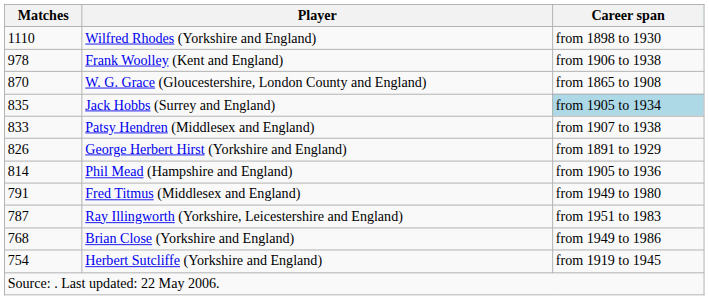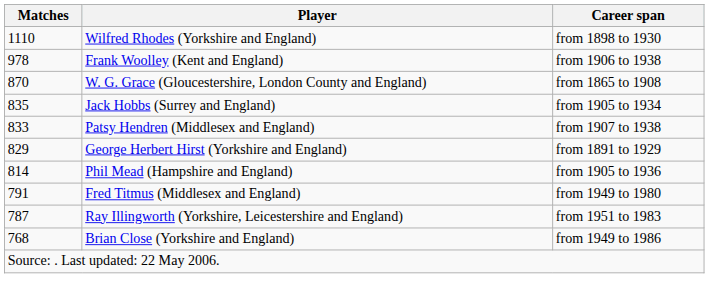(608, 104) lightblue background -> (608, 104) no background
(18, 149) 826 -> (18, 149) 829
- row: (204, 261)
